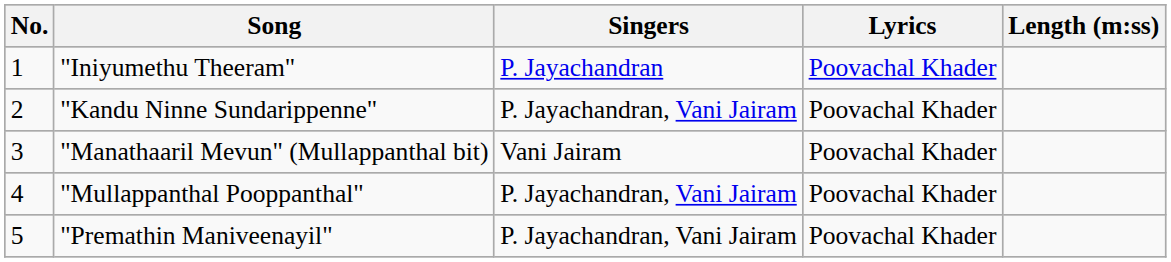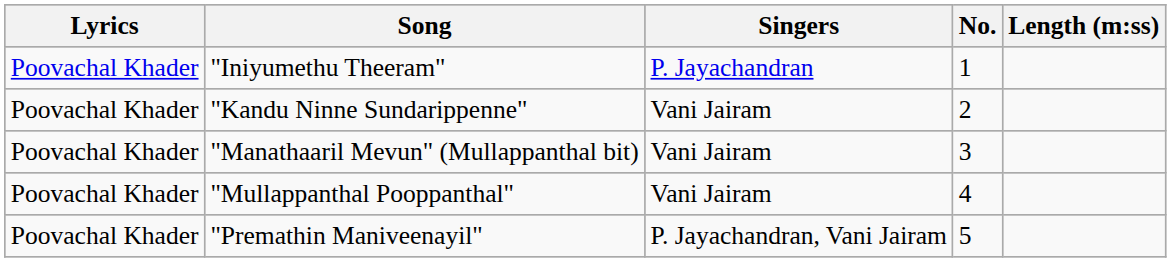columns swapped: (30, 25) <-> (903, 25)
(649, 109) P. Jayachandran, Vani Jairam -> (711, 109) Vani Jairam
(649, 194) P. Jayachandran, Vani Jairam -> (711, 194) Vani Jairam
